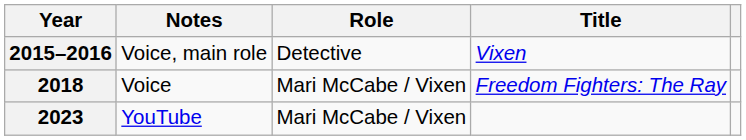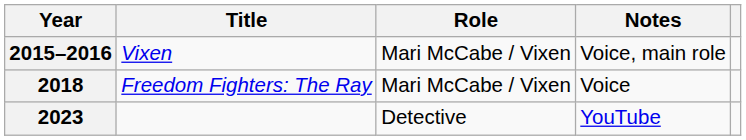columns swapped: (601, 20) <-> (194, 20)
(319, 53) Detective -> (476, 53) Mari McCabe / Vixen
(371, 118) Mari McCabe / Vixen -> (424, 118) Detective
